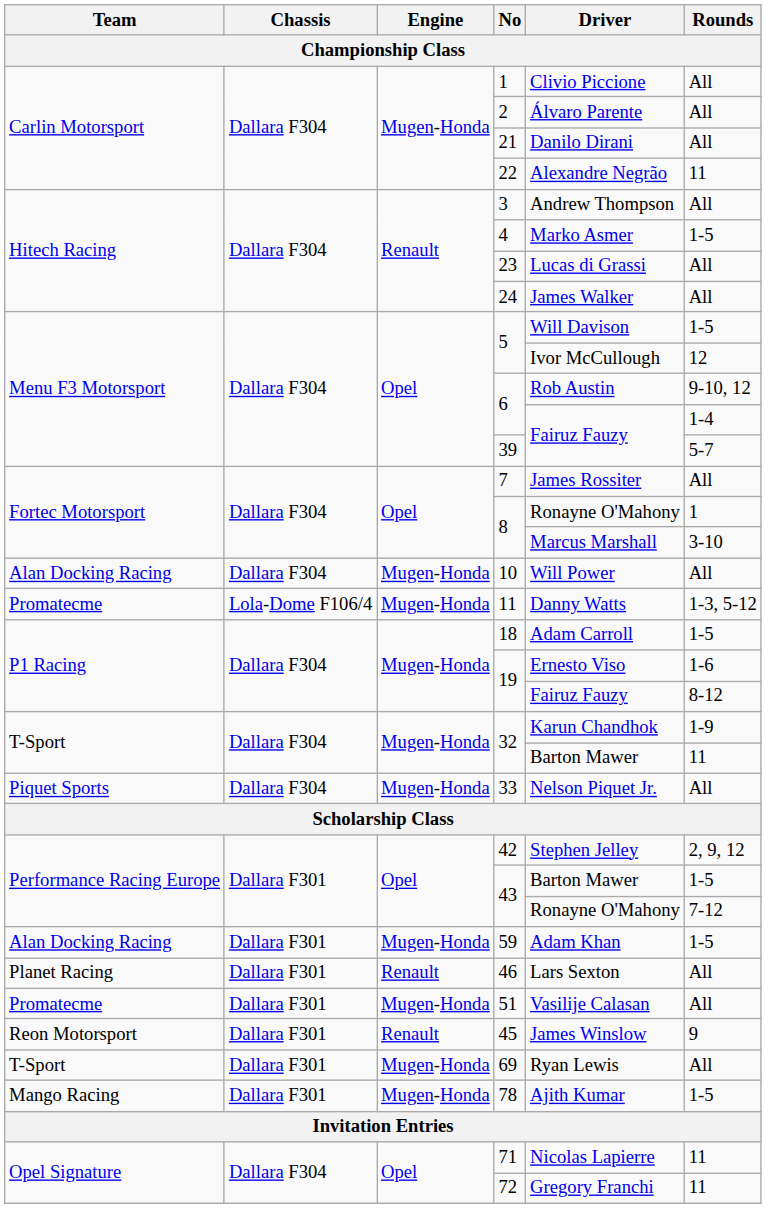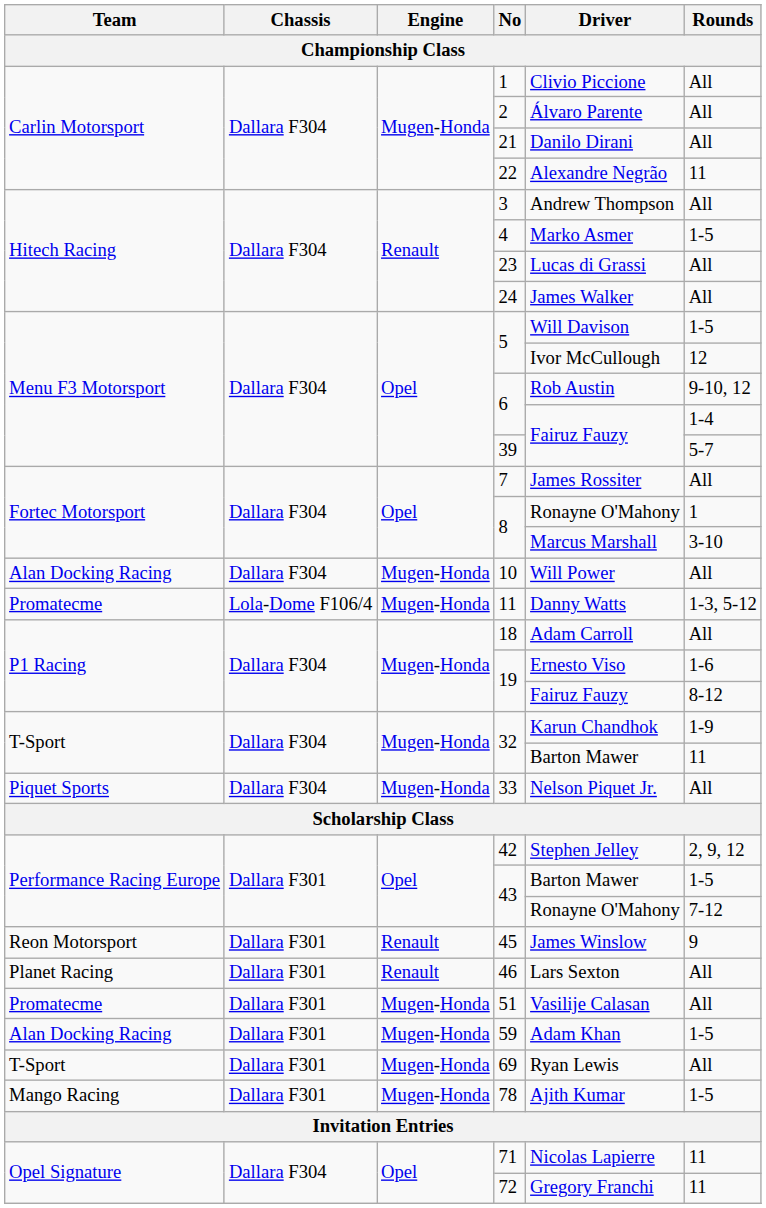(701, 634) 1-5 -> (701, 634) All
rows swapped: (73, 1033) <-> (90, 941)
